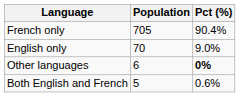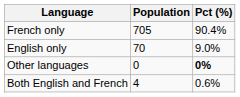(136, 65) 6 -> (136, 65) 0
(136, 83) 5 -> (136, 83) 4
